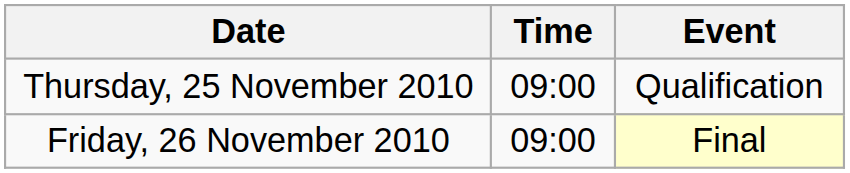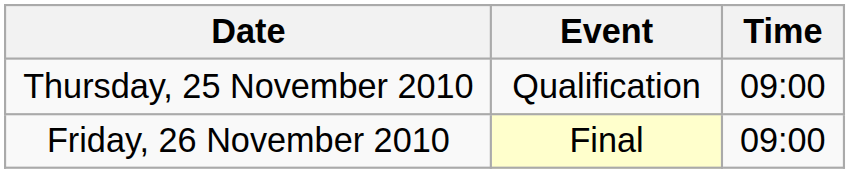columns swapped: (553, 31) <-> (729, 31)
